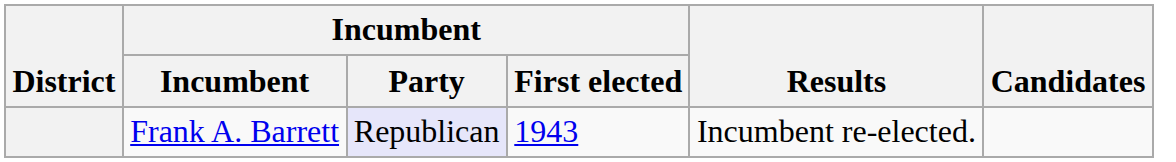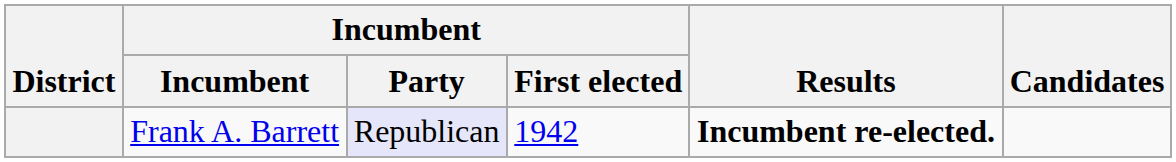(546, 131) 1943 -> (546, 131) 1942
(836, 131) normal -> (846, 131) bold
